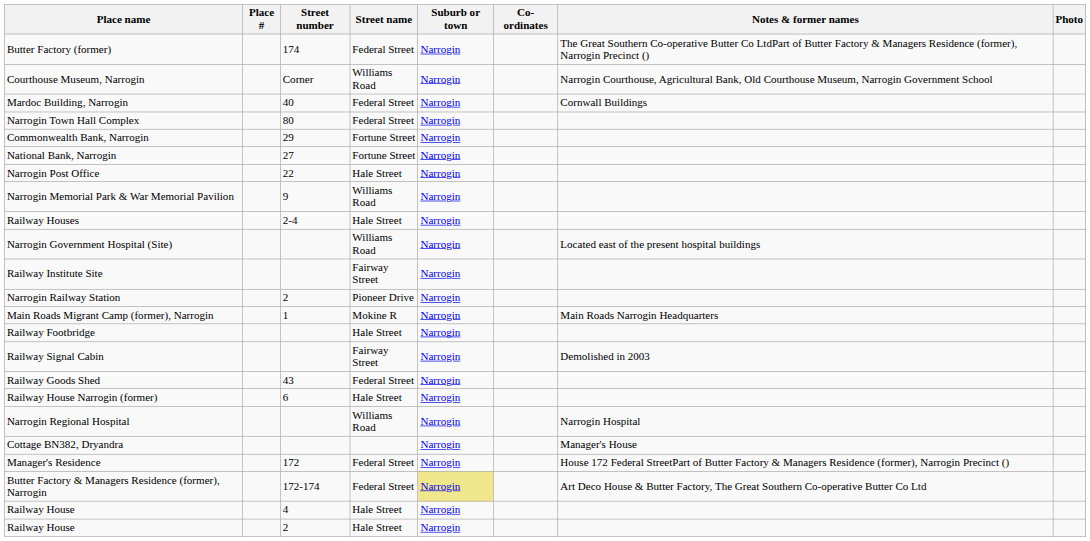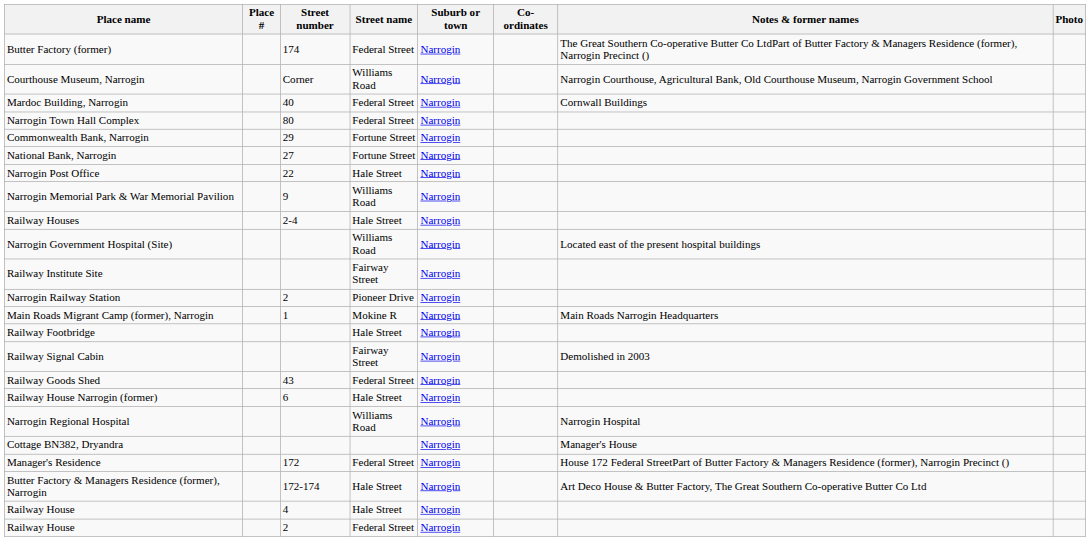(383, 486) Federal Street -> (377, 486) Hale Street
(440, 486) khaki background -> (440, 486) no background
(377, 527) Hale Street -> (383, 527) Federal Street
